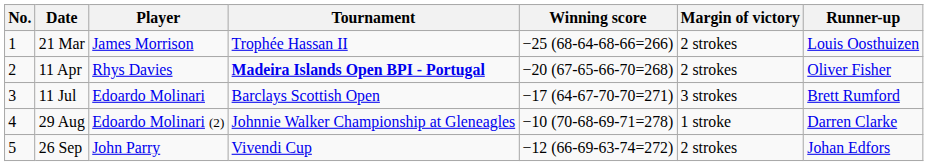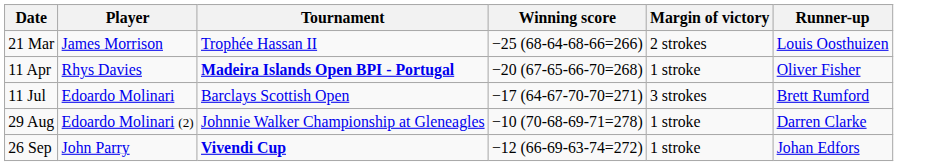- column: (20, 17)
(709, 69) 2 strokes -> (675, 69) 1 stroke
(272, 148) normal -> (244, 148) bold
(709, 148) 2 strokes -> (675, 148) 1 stroke
